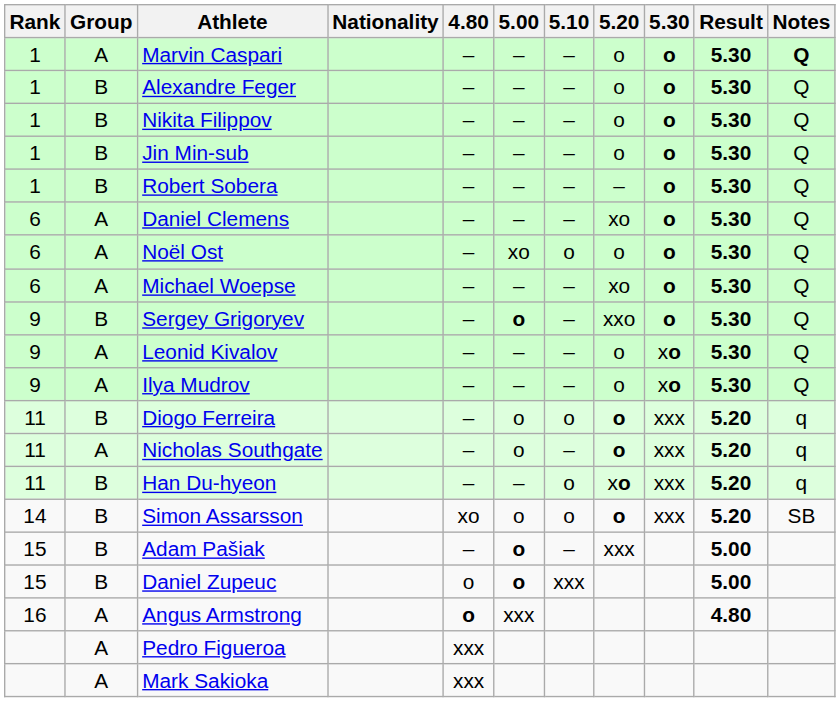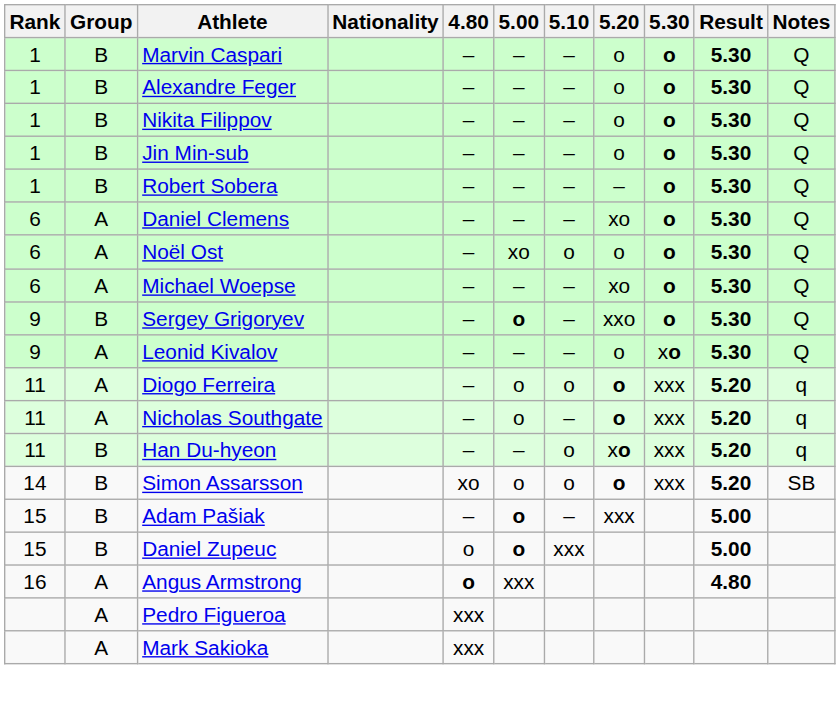(101, 54) A -> (101, 54) B
(801, 54) bold -> (801, 54) normal
- row: (196, 384)
(101, 417) B -> (101, 384) A
